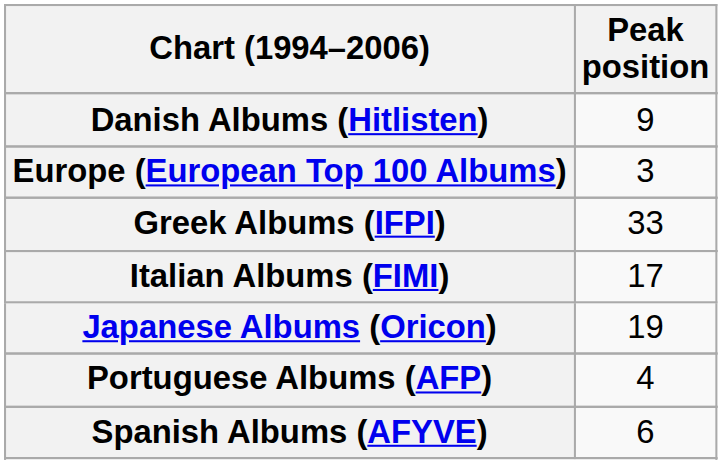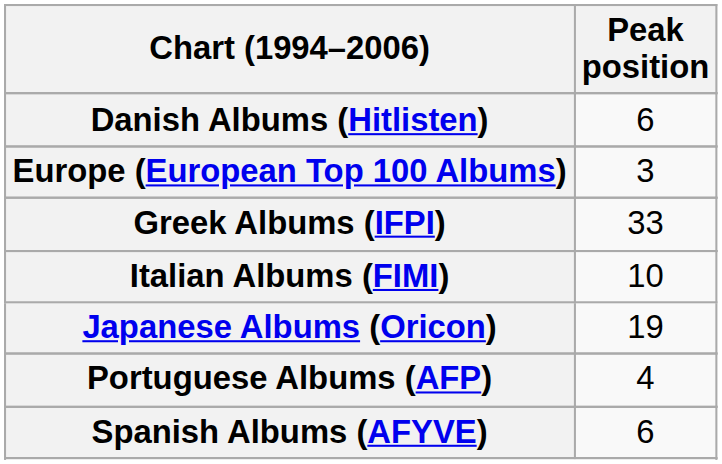(645, 119) 9 -> (645, 119) 6
(645, 275) 17 -> (645, 275) 10
